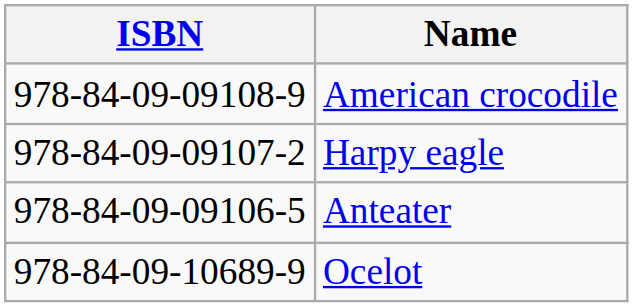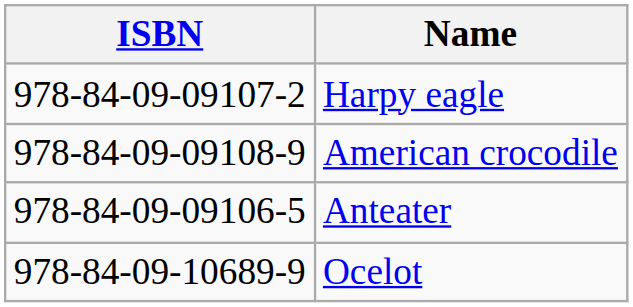rows swapped: (470, 93) <-> (413, 152)
